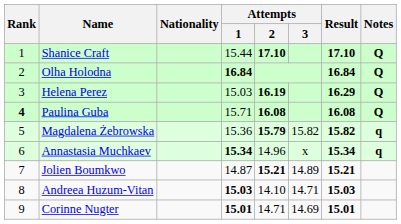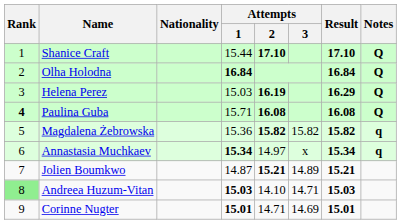(272, 131) 15.79 -> (272, 131) 15.82
(272, 151) 14.96 -> (272, 151) 14.97
(22, 190) no background -> (22, 190) lightgreen background
